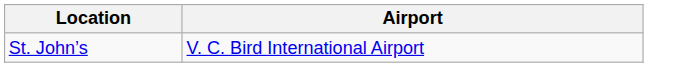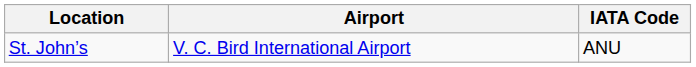+ column: (635, 18)
